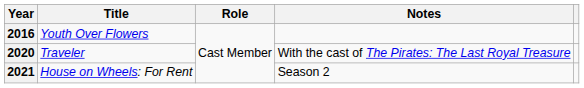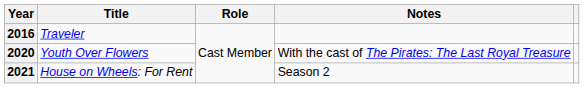(94, 33) Youth Over Flowers -> (62, 33) Traveler
(62, 53) Traveler -> (94, 53) Youth Over Flowers
